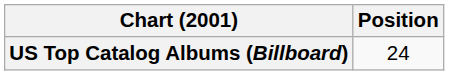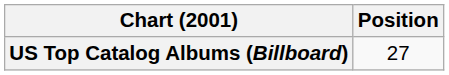(398, 53) 24 -> (398, 53) 27
